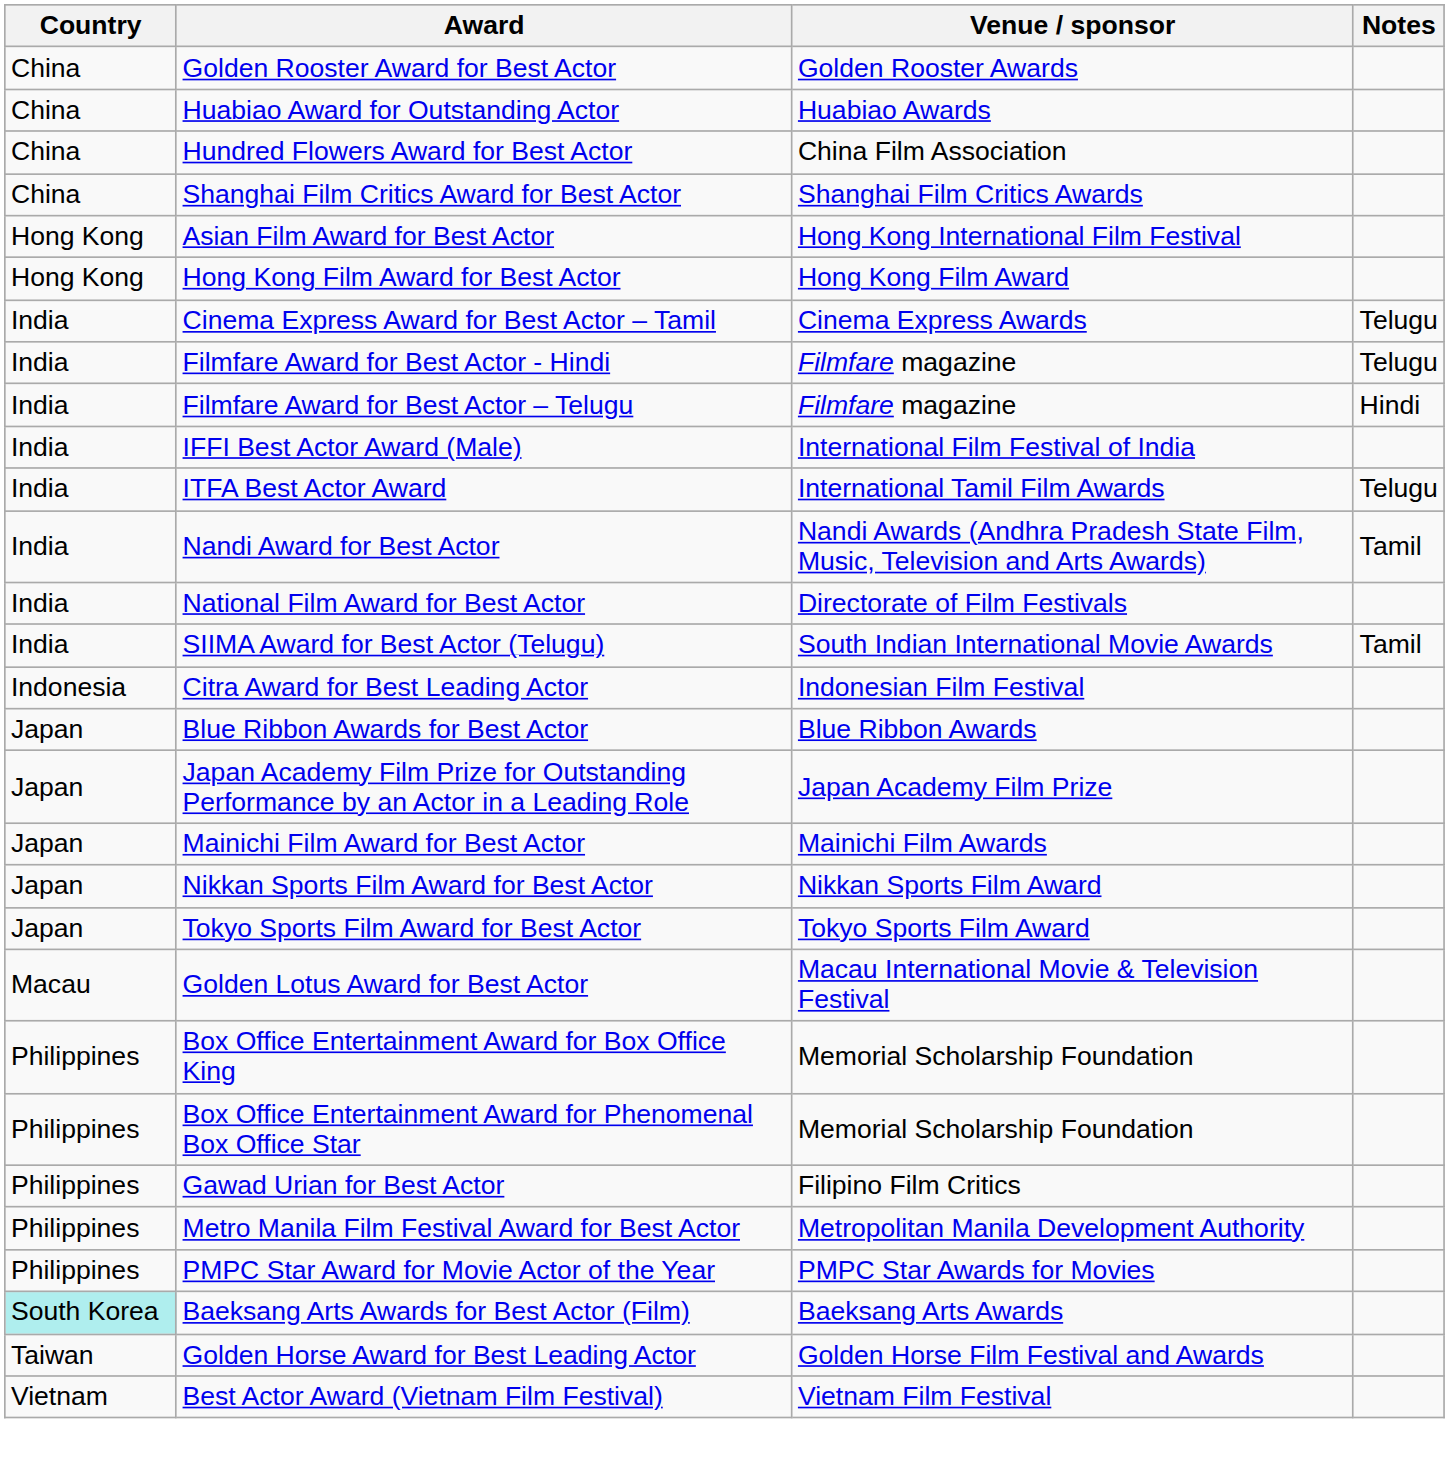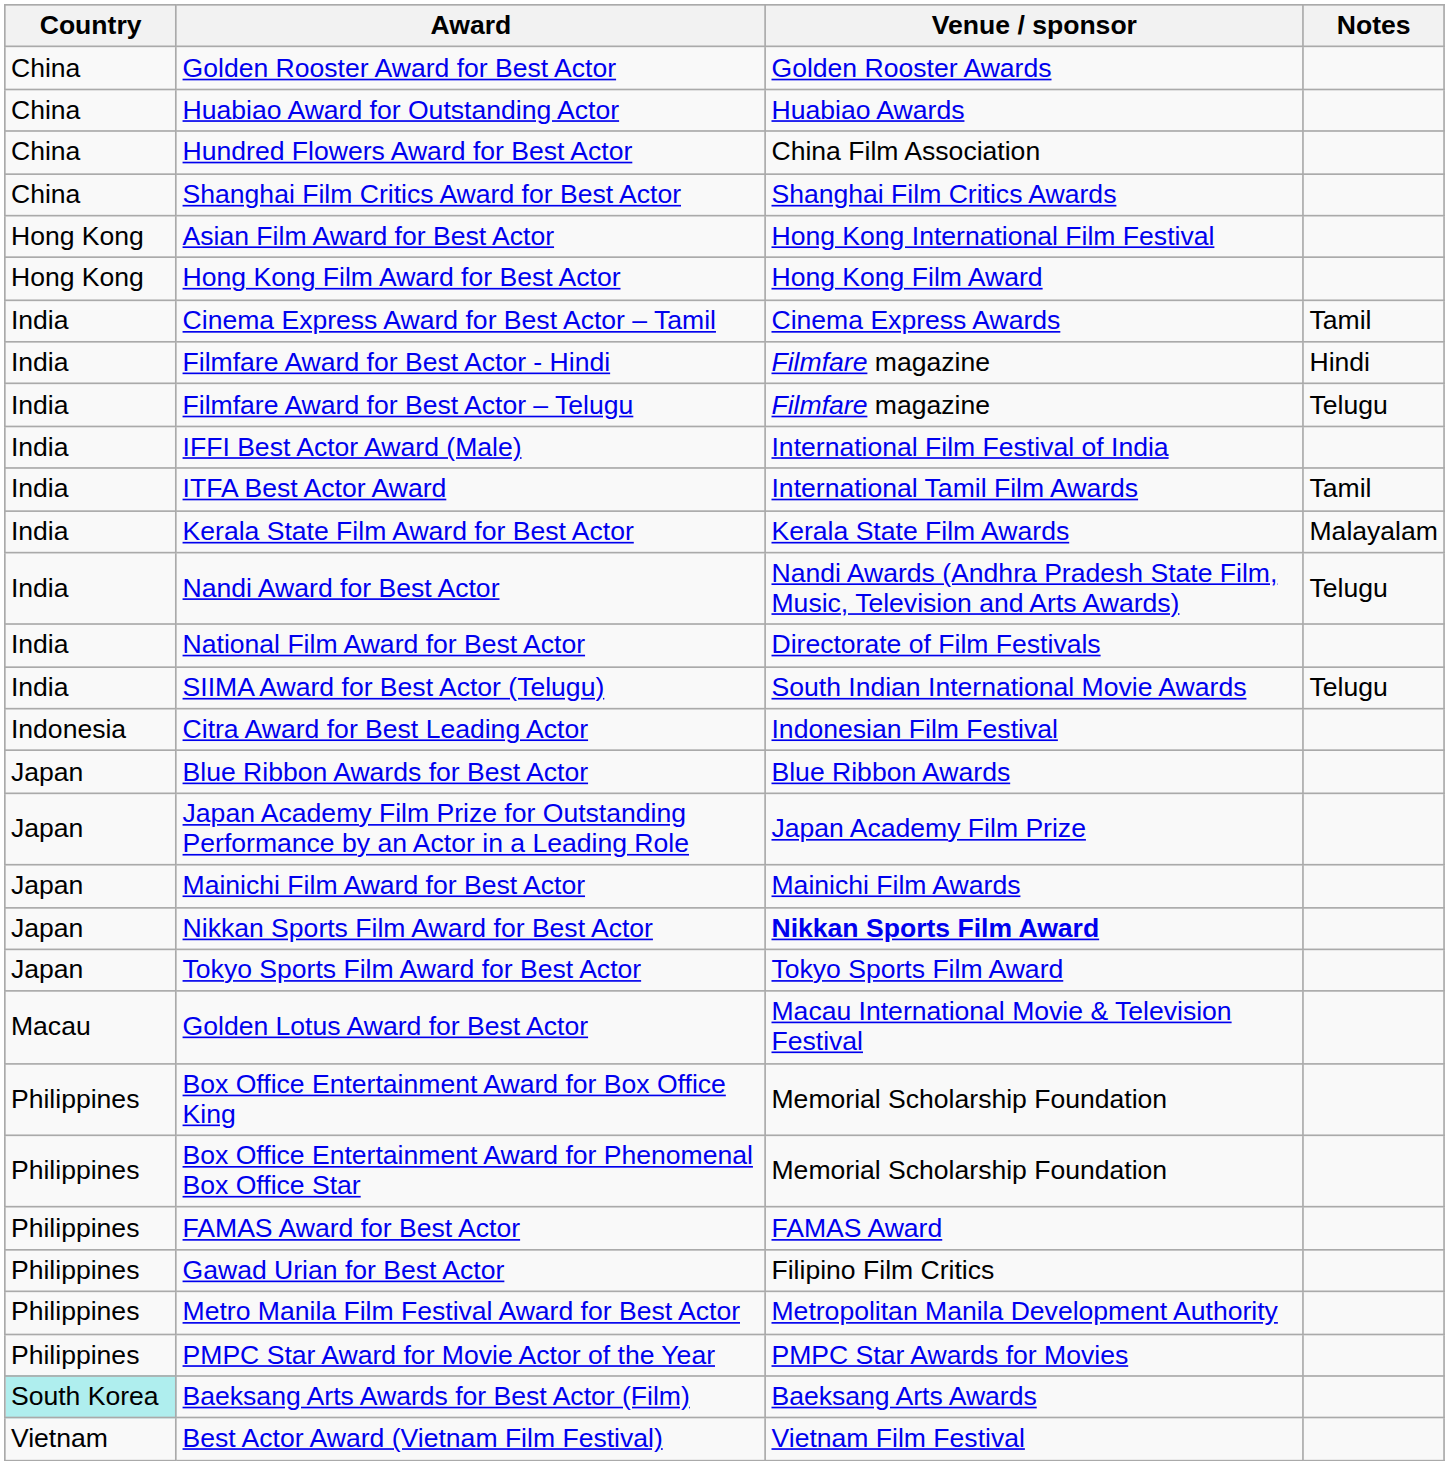(1399, 320) Telugu -> (1340, 320) Tamil
(1399, 362) Telugu -> (1340, 362) Hindi
(1390, 404) Hindi -> (1349, 404) Telugu
(1399, 488) Telugu -> (1340, 488) Tamil
+ row: (408, 531)
(1391, 545) Tamil -> (1349, 588) Telugu
(1391, 645) Tamil -> (1349, 687) Telugu
(950, 885) normal -> (935, 927) bold
+ row: (351, 1228)
- row: (439, 1354)
